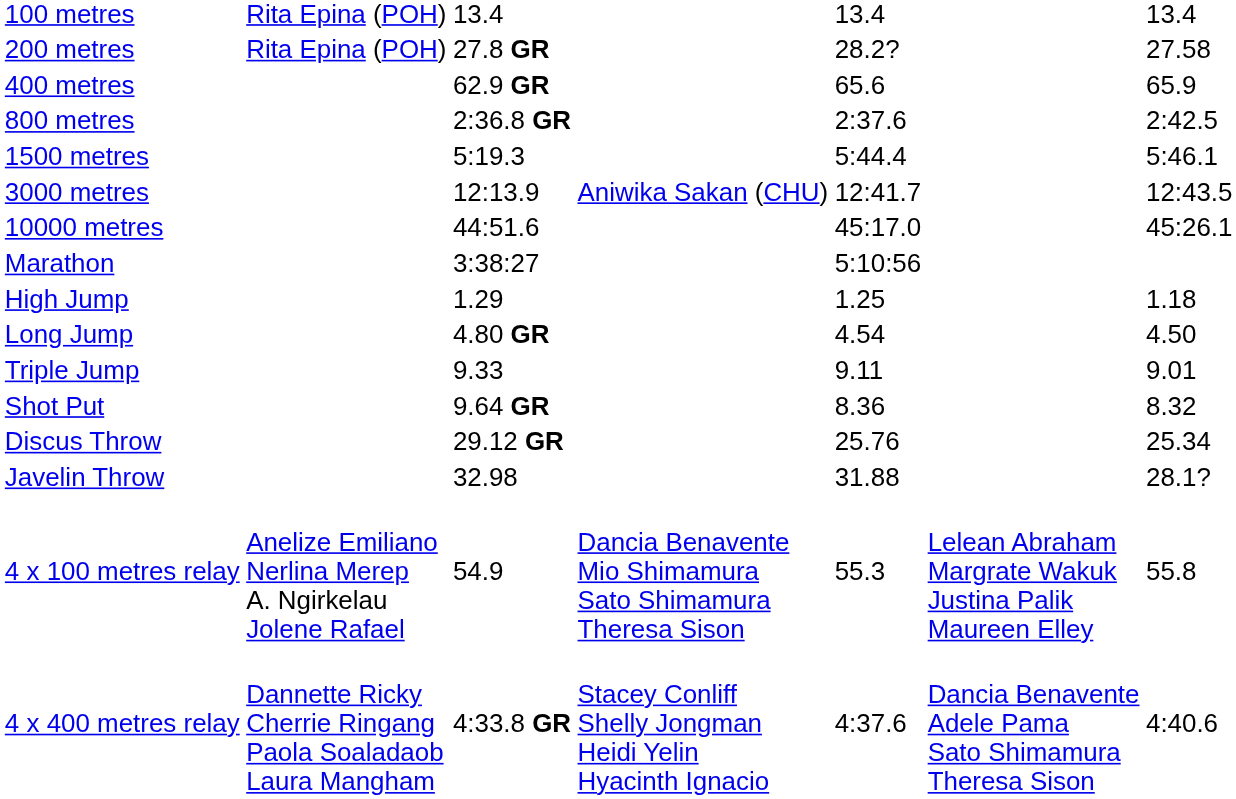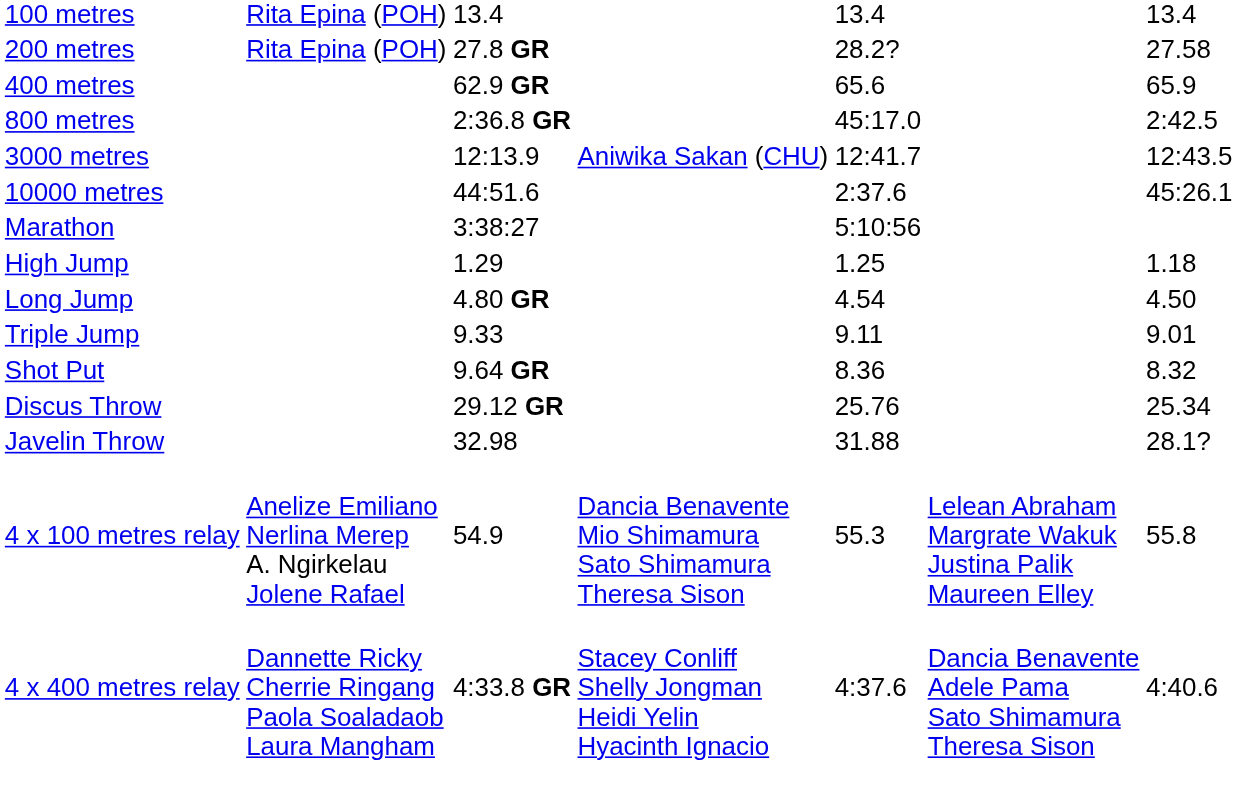(871, 121) 2:37.6 -> (878, 121) 45:17.0
- row: (77, 156)
(878, 227) 45:17.0 -> (871, 192) 2:37.6
